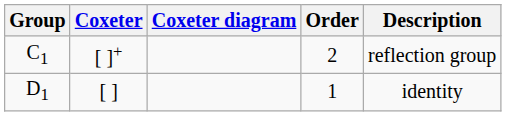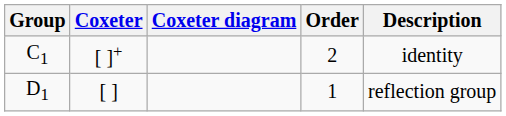(432, 54) reflection group -> (432, 54) identity
(432, 91) identity -> (432, 91) reflection group
